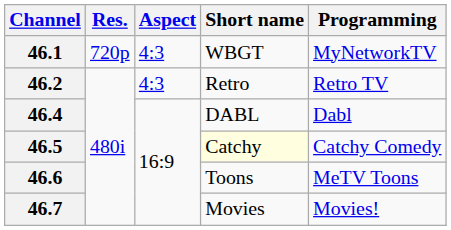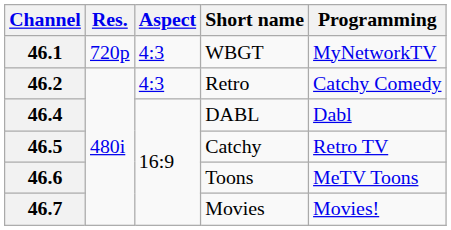(351, 83) Retro TV -> (377, 83) Catchy Comedy
(233, 146) lightyellow background -> (233, 146) no background
(377, 146) Catchy Comedy -> (351, 146) Retro TV
